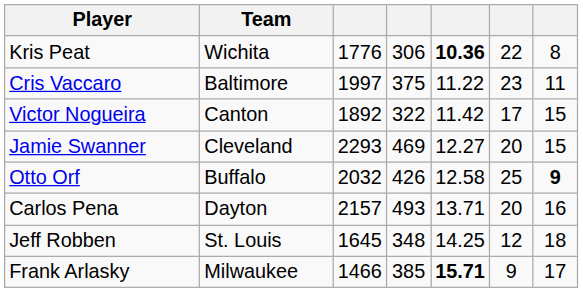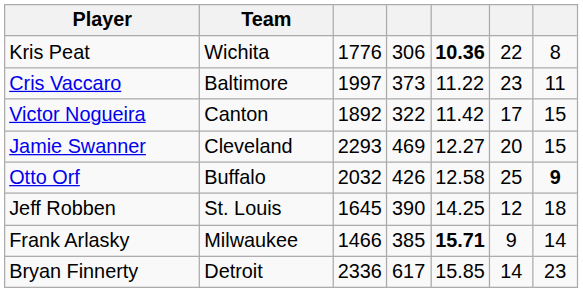(409, 83) 375 -> (409, 83) 373
- row: (64, 209)
(409, 240) 348 -> (409, 209) 390
(555, 271) 17 -> (555, 240) 14
+ row: (74, 271)
